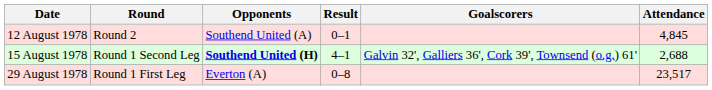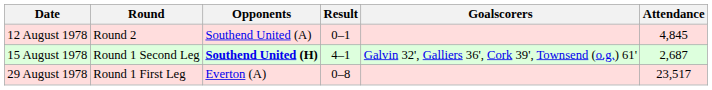(674, 54) 2,688 -> (674, 54) 2,687
